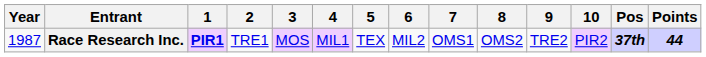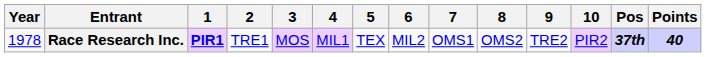(24, 40) 1987 -> (24, 40) 1978
(675, 40) 44 -> (675, 40) 40
